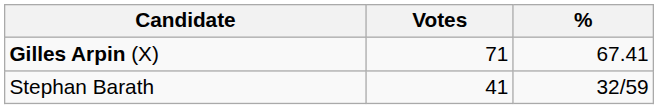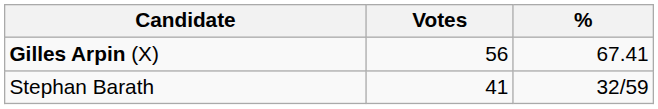(497, 53) 71 -> (497, 53) 56
